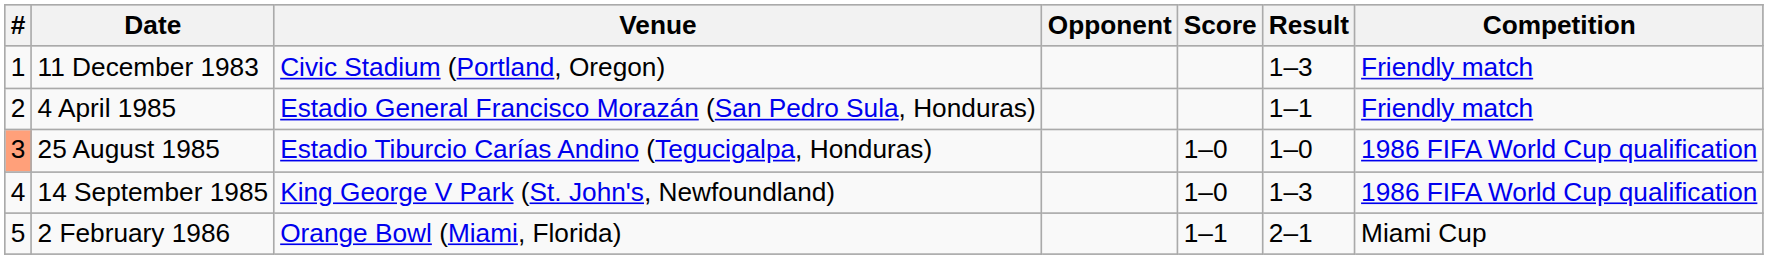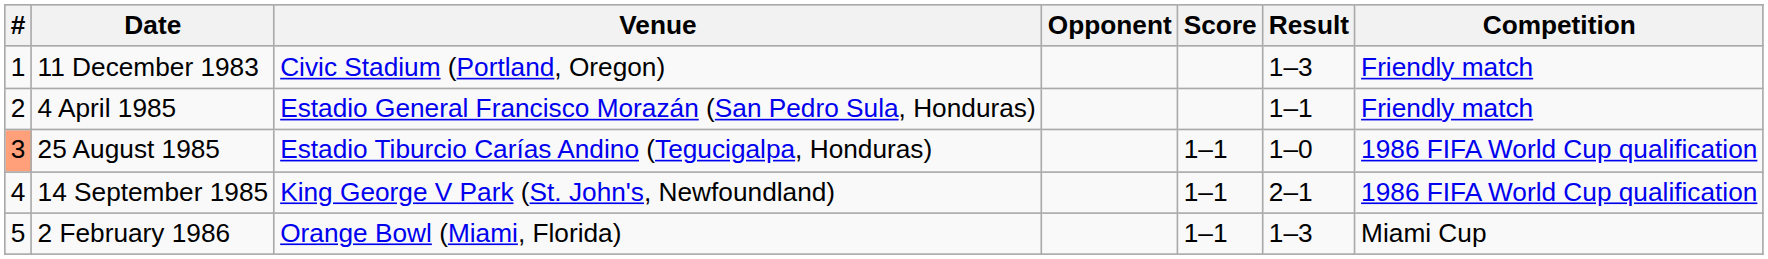(1206, 150) 1–0 -> (1206, 150) 1–1
(1206, 191) 1–0 -> (1206, 191) 1–1
(1291, 191) 1–3 -> (1291, 191) 2–1
(1291, 233) 2–1 -> (1291, 233) 1–3
